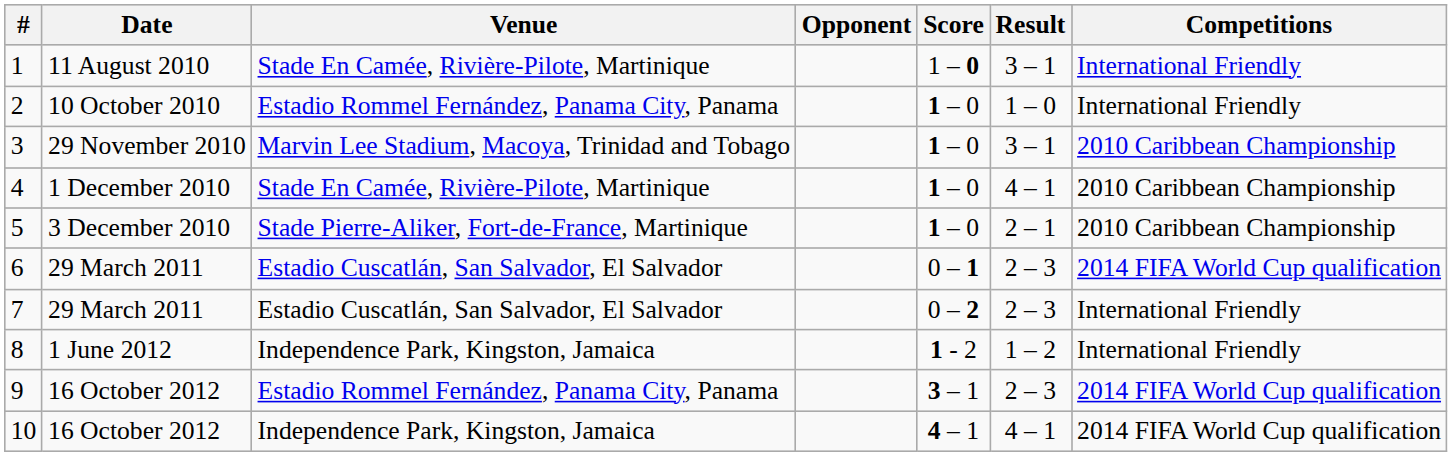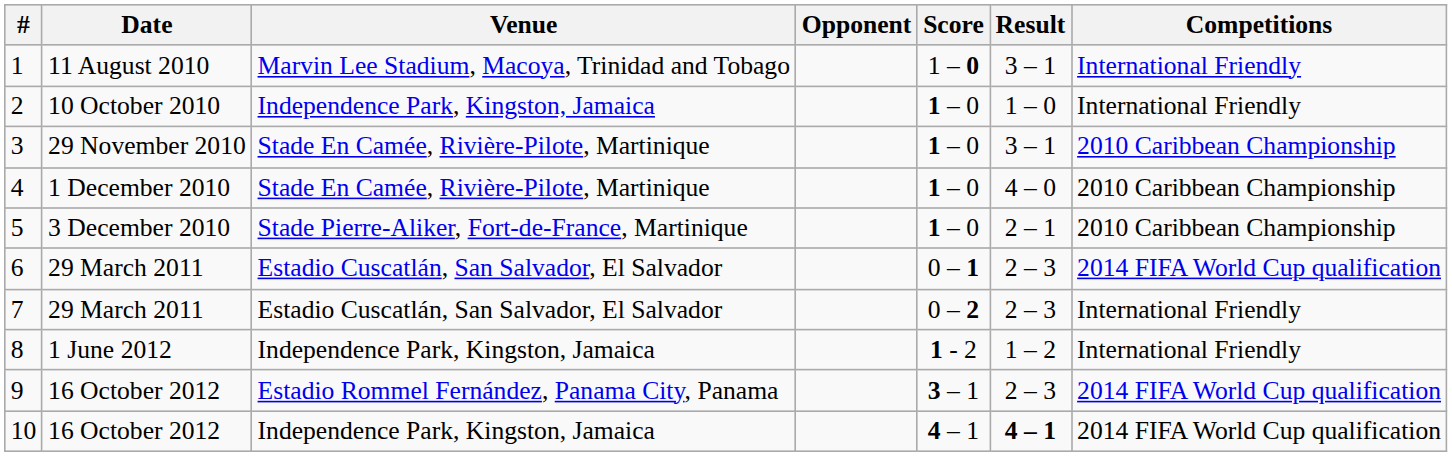(484, 65) Stade En Camée, Rivière-Pilote, Martinique -> (524, 65) Marvin Lee Stadium, Macoya, Trinidad and Tobago
(518, 106) Estadio Rommel Fernández, Panama City, Panama -> (456, 106) Independence Park, Kingston, Jamaica
(524, 146) Marvin Lee Stadium, Macoya, Trinidad and Tobago -> (484, 146) Stade En Camée, Rivière-Pilote, Martinique
(1030, 187) 4 – 1 -> (1030, 187) 4 – 0
(1030, 430) normal -> (1030, 430) bold
